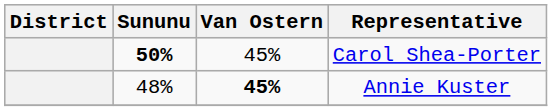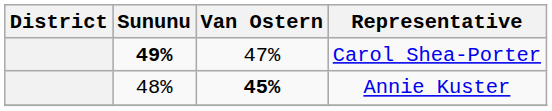(154, 55) 50% -> (154, 55) 49%
(262, 55) 45% -> (262, 55) 47%
